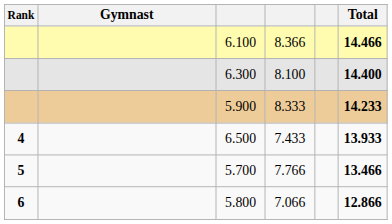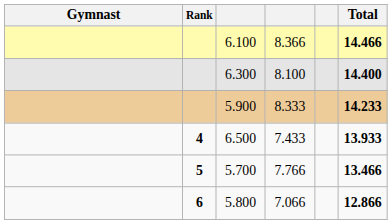columns swapped: (21, 16) <-> (127, 15)
